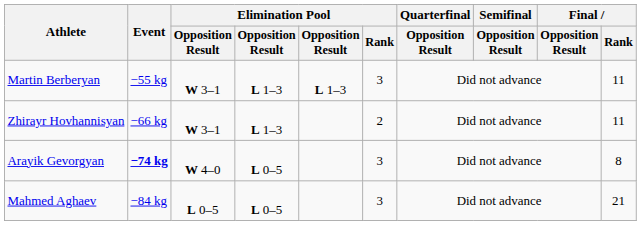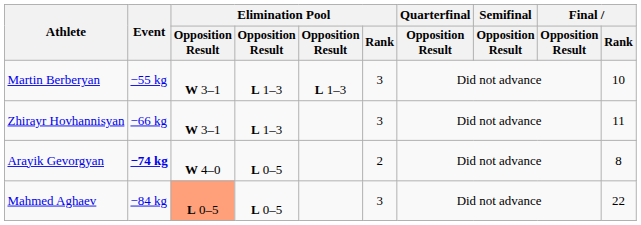(619, 80) 11 -> (619, 80) 10
(380, 121) 2 -> (380, 121) 3
(380, 161) 3 -> (380, 161) 2
(203, 210) no background -> (203, 210) lightsalmon background
(619, 201) 21 -> (619, 201) 22
